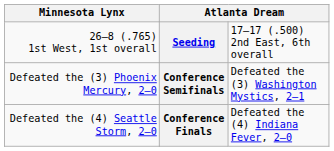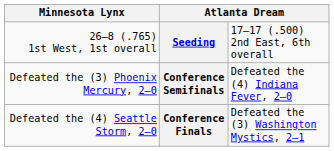(274, 83) Defeated the (3) Washington Mystics, 2–1 -> (268, 83) Defeated the (4) Indiana Fever, 2–0
(268, 125) Defeated the (4) Indiana Fever, 2–0 -> (274, 125) Defeated the (3) Washington Mystics, 2–1
